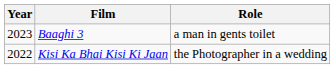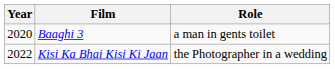(20, 34) 2023 -> (20, 34) 2020
